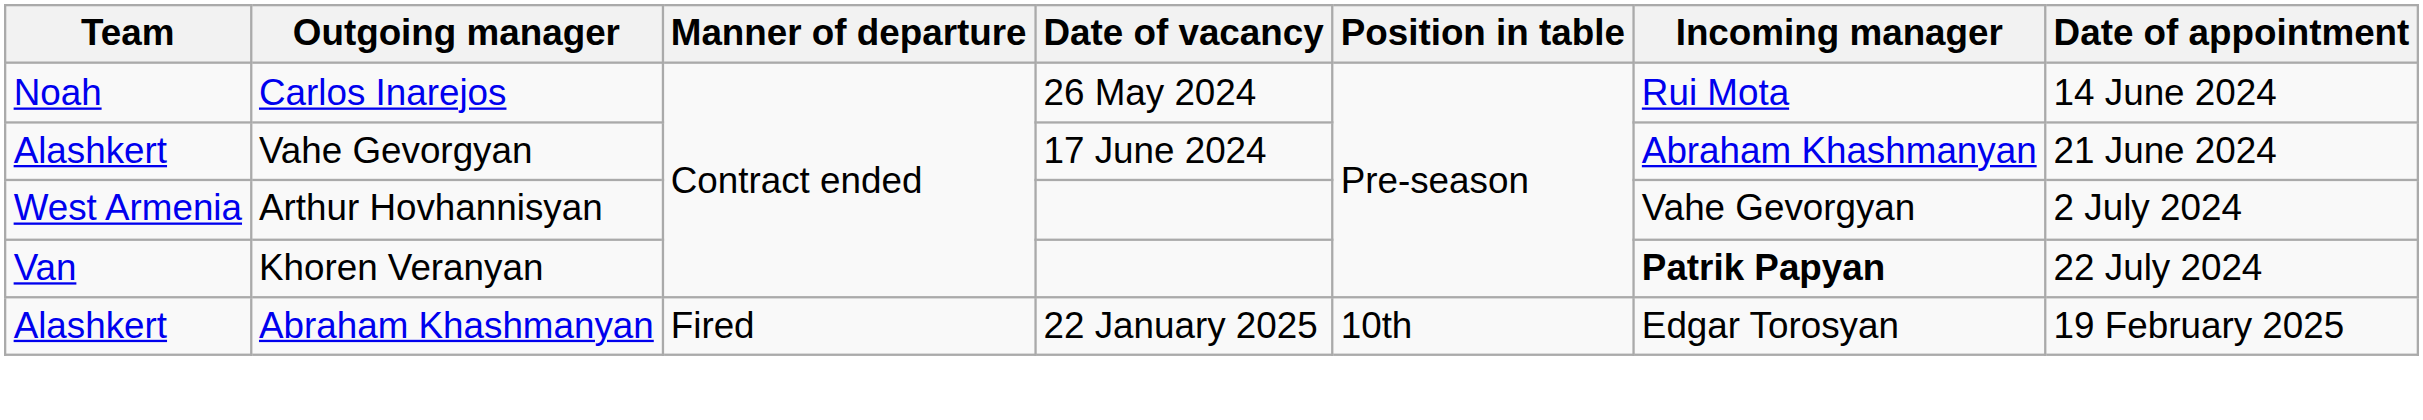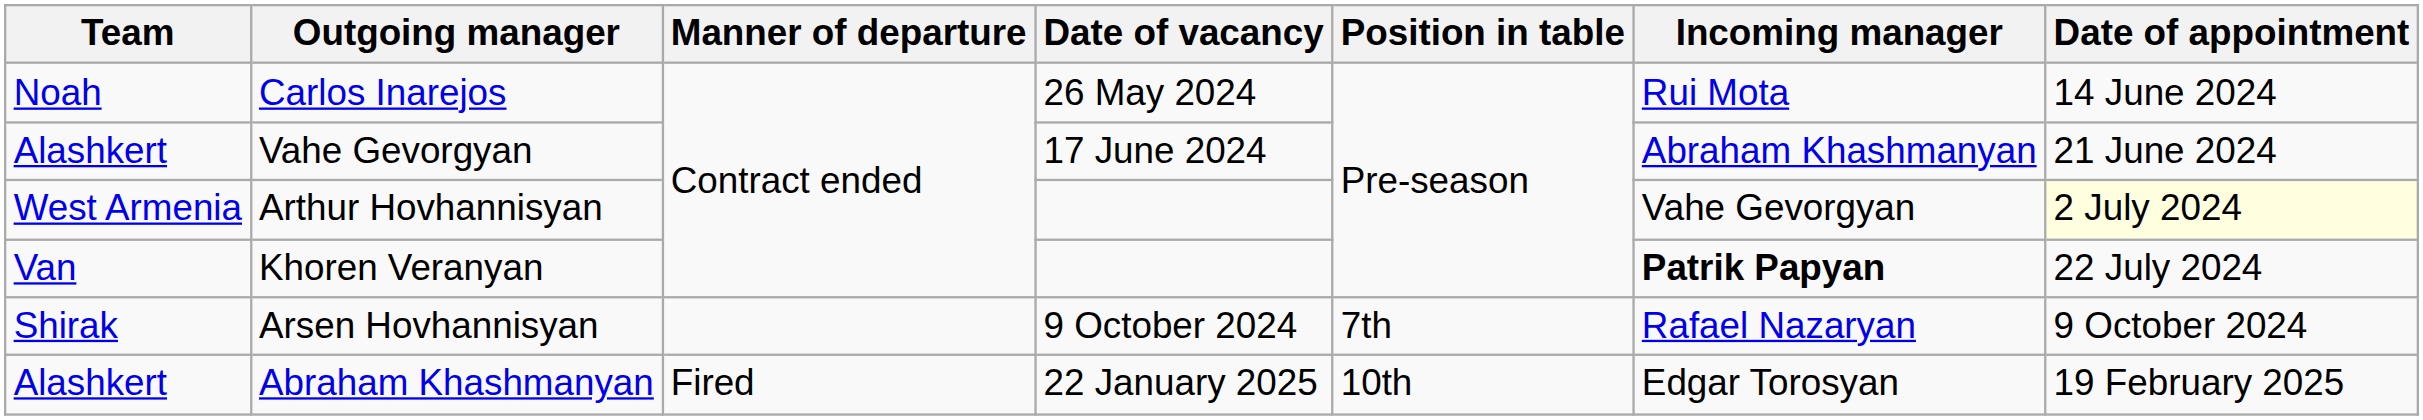(2148, 208) no background -> (2148, 208) lightyellow background
+ row: (429, 325)
